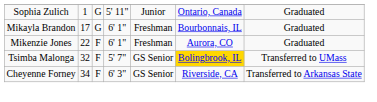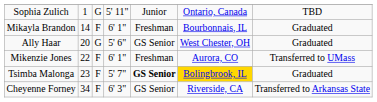(304, 12) Graduated -> (312, 12) TBD
(85, 27) 17 -> (85, 27) 14
(98, 27) G -> (98, 27) F
+ row: (41, 43)
(304, 43) Graduated -> (312, 58) Transferred to UMass
(85, 58) 32 -> (85, 74) 23
(153, 58) normal -> (154, 74) bold
(304, 58) Transferred to UMass -> (312, 74) Graduated
